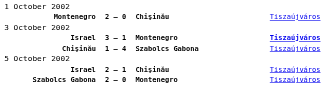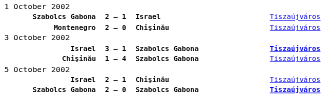+ row: (64, 17)
(156, 38) Montenegro -> (167, 48) Szabolcs Gabona
(156, 79) Montenegro -> (167, 90) Szabolcs Gabona
(295, 79) normal -> (295, 90) bold
